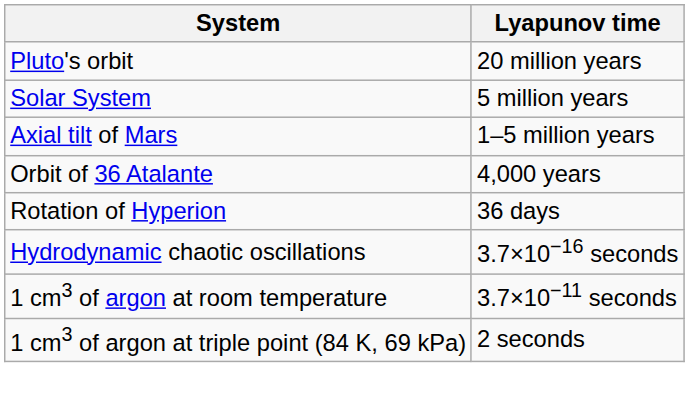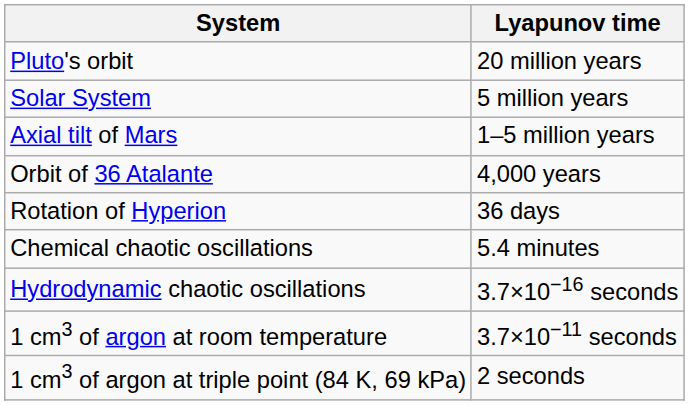+ row: (162, 248)
